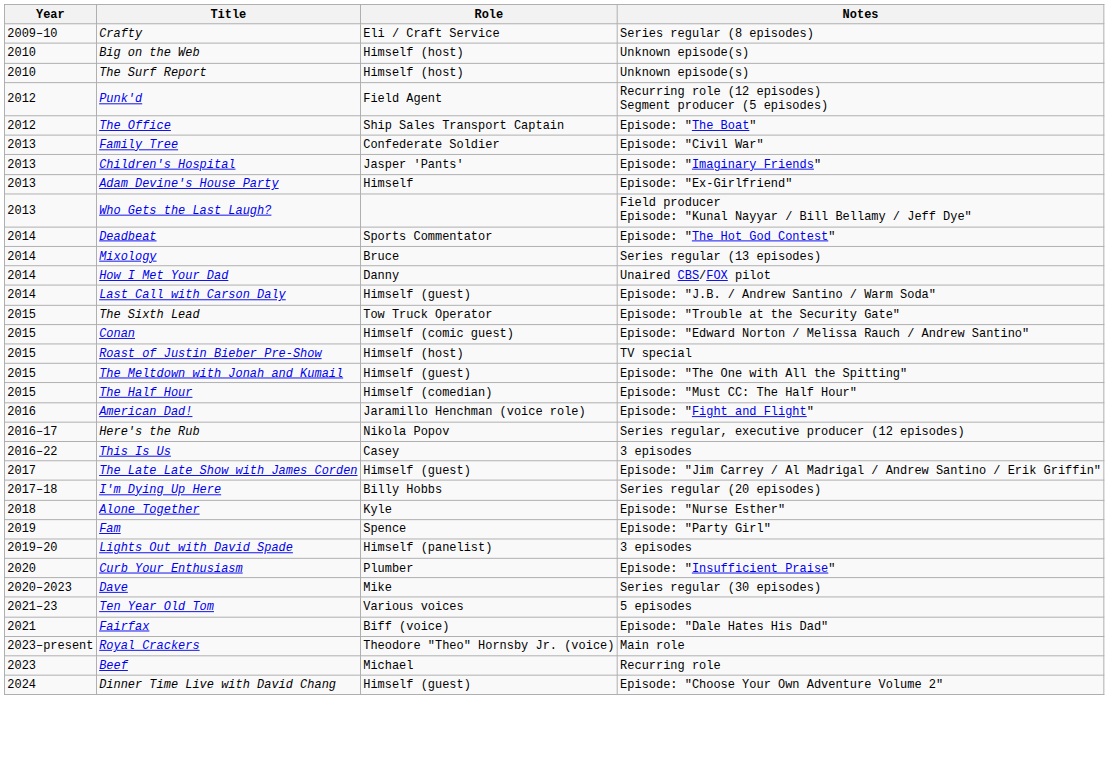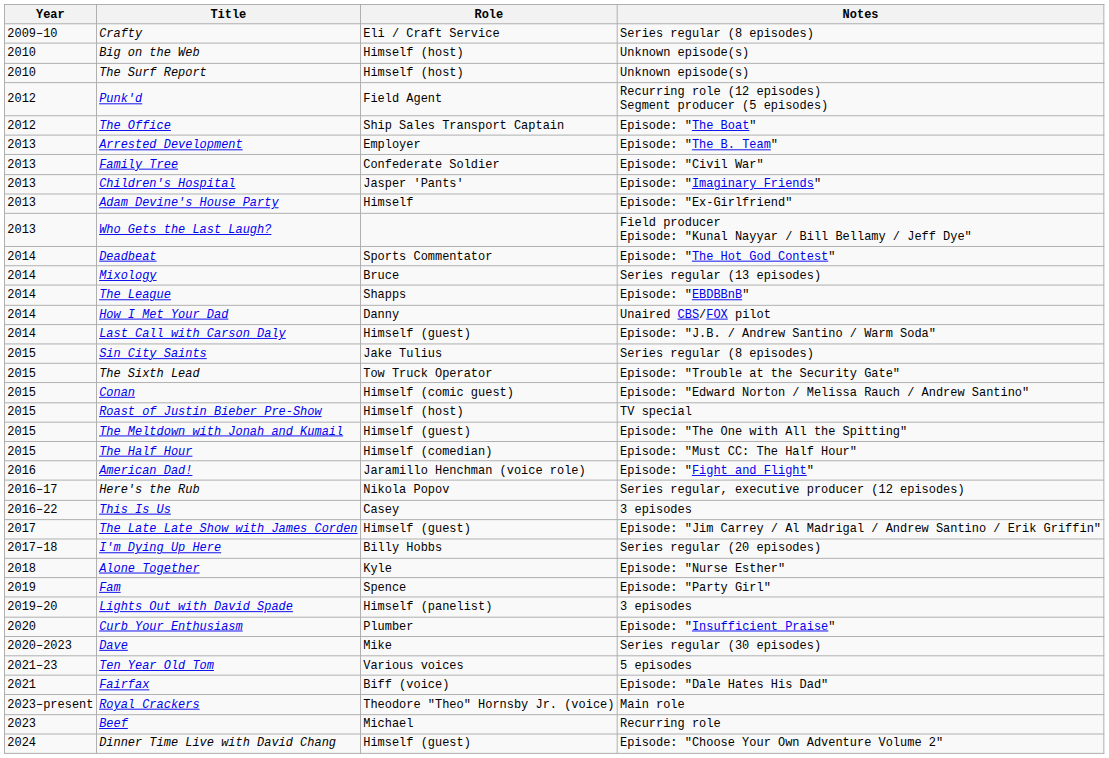+ row: (171, 145)
+ row: (135, 295)
+ row: (153, 354)
